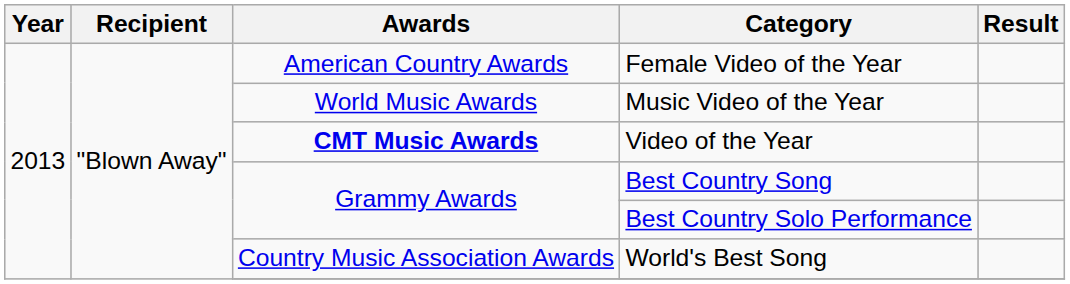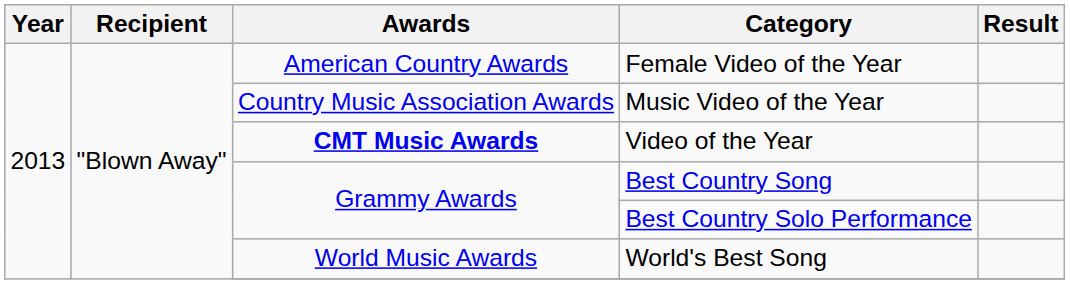(426, 102) World Music Awards -> (426, 102) Country Music Association Awards
(426, 258) Country Music Association Awards -> (426, 258) World Music Awards
